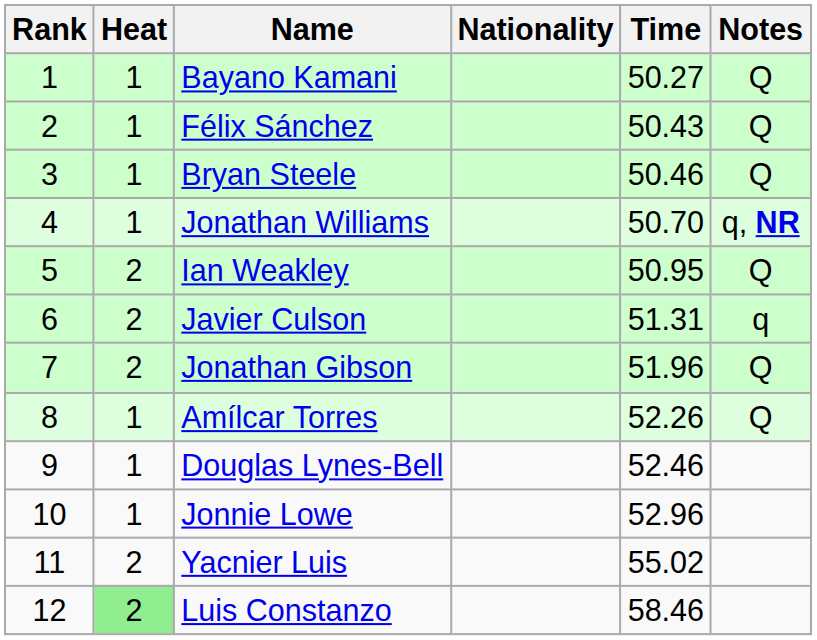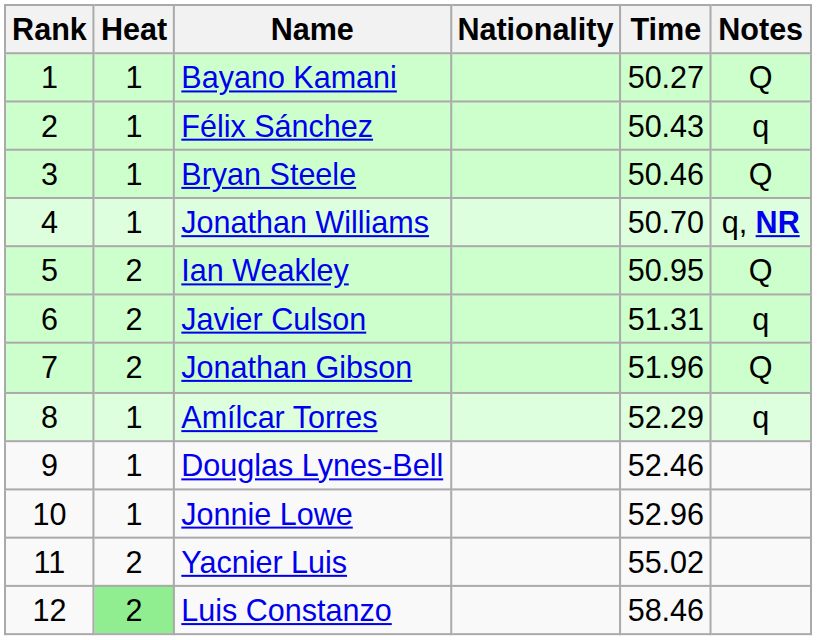(761, 126) Q -> (761, 126) q
(666, 416) 52.26 -> (666, 416) 52.29
(761, 416) Q -> (761, 416) q
